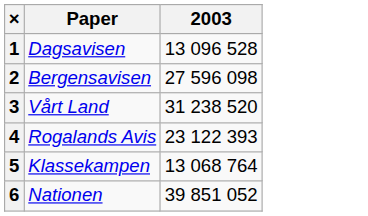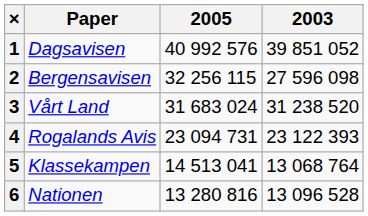+ column: (211, 19)
(211, 48) 13 096 528 -> (313, 48) 39 851 052
(211, 195) 39 851 052 -> (313, 195) 13 096 528
